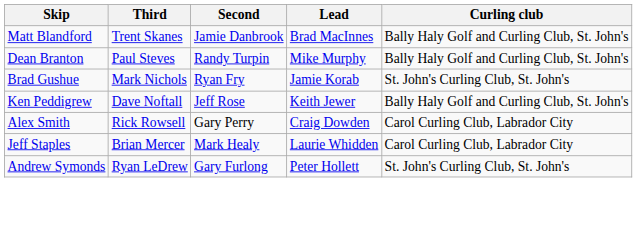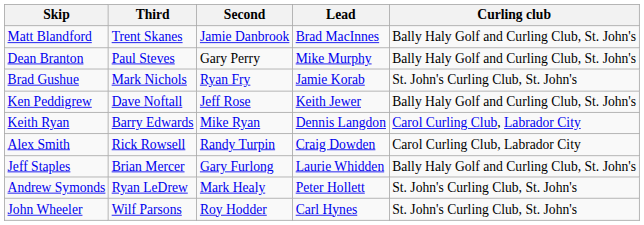(232, 58) Randy Turpin -> (230, 58) Gary Perry
+ row: (38, 123)
(224, 123) Gary Perry -> (237, 144) Randy Turpin
(227, 144) Mark Healy -> (237, 166) Gary Furlong
(479, 144) Carol Curling Club, Labrador City -> (514, 166) Bally Haly Golf and Curling Club, St. John's
(231, 166) Gary Furlong -> (233, 187) Mark Healy
+ row: (45, 209)
